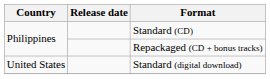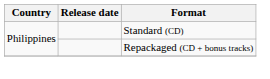- row: (187, 64)
